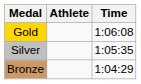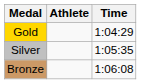(114, 32) 1:06:08 -> (114, 32) 1:04:29
(114, 69) 1:04:29 -> (114, 69) 1:06:08
